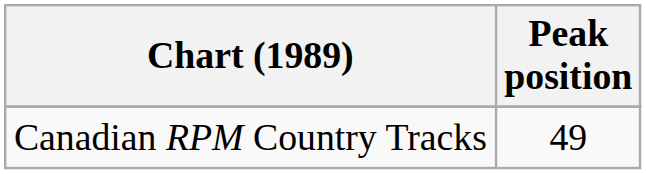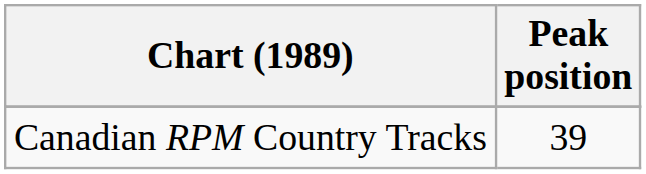(568, 136) 49 -> (568, 136) 39
